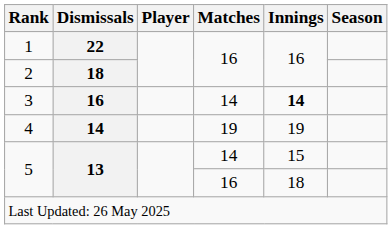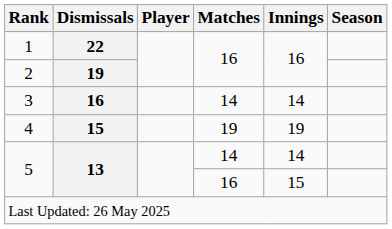(95, 73) 18 -> (95, 73) 19
(296, 100) bold -> (296, 100) normal
(95, 127) 14 -> (95, 127) 15
(296, 155) 15 -> (296, 155) 14
(296, 182) 18 -> (296, 182) 15
